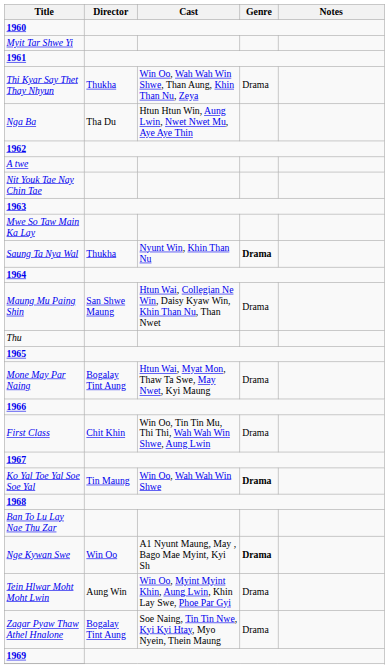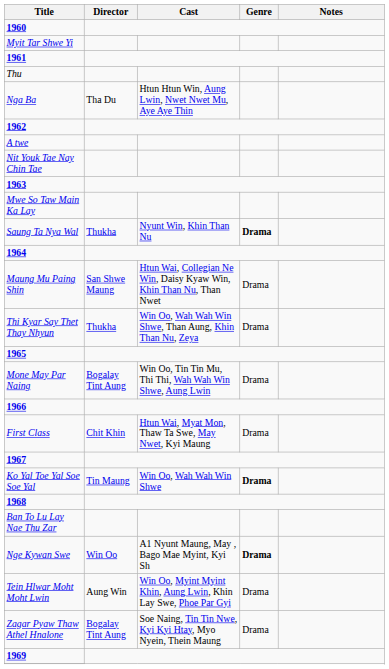rows swapped: (14, 338) <-> (42, 85)
(183, 380) Htun Wai, Myat Mon, Thaw Ta Swe, May Nwet, Kyi Maung -> (185, 380) Win Oo, Tin Tin Mu, Thi Thi, Wah Wah Win Shwe, Aung Lwin
(185, 433) Win Oo, Tin Tin Mu, Thi Thi, Wah Wah Win Shwe, Aung Lwin -> (183, 433) Htun Wai, Myat Mon, Thaw Ta Swe, May Nwet, Kyi Maung
